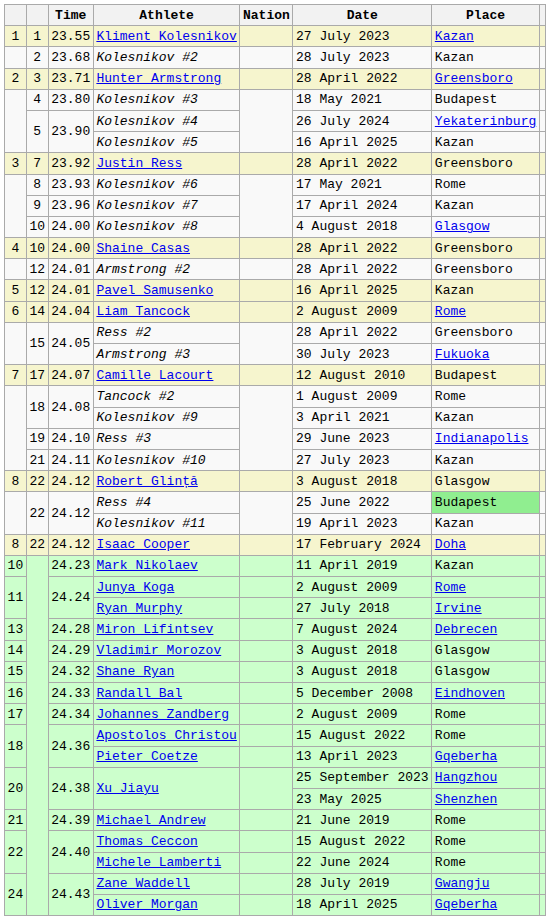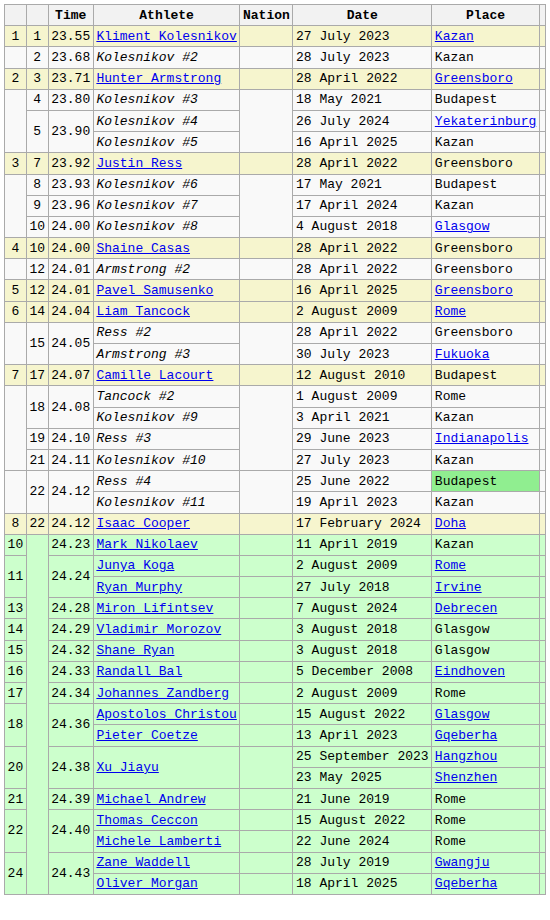(450, 185) Rome -> (466, 185) Budapest
(454, 291) Kazan -> (474, 291) Greensboro
- row: (71, 481)
(450, 735) Rome -> (462, 714) Glasgow
